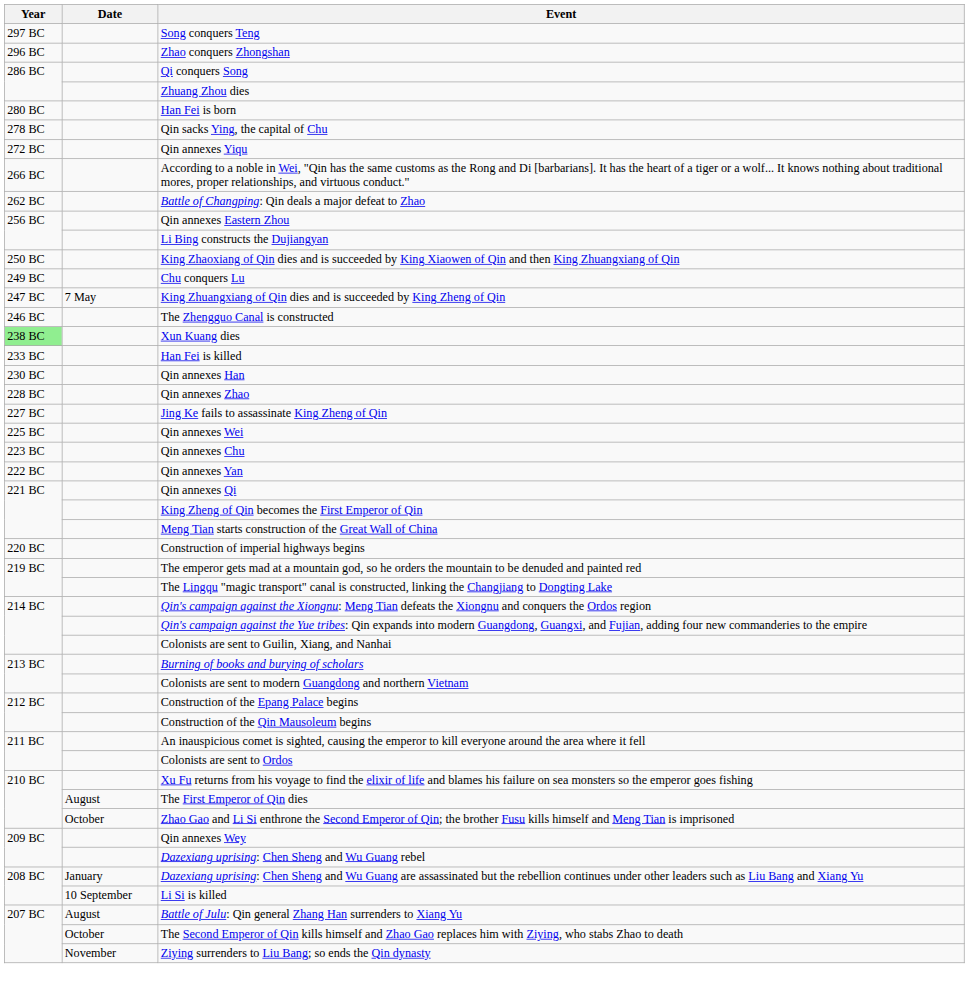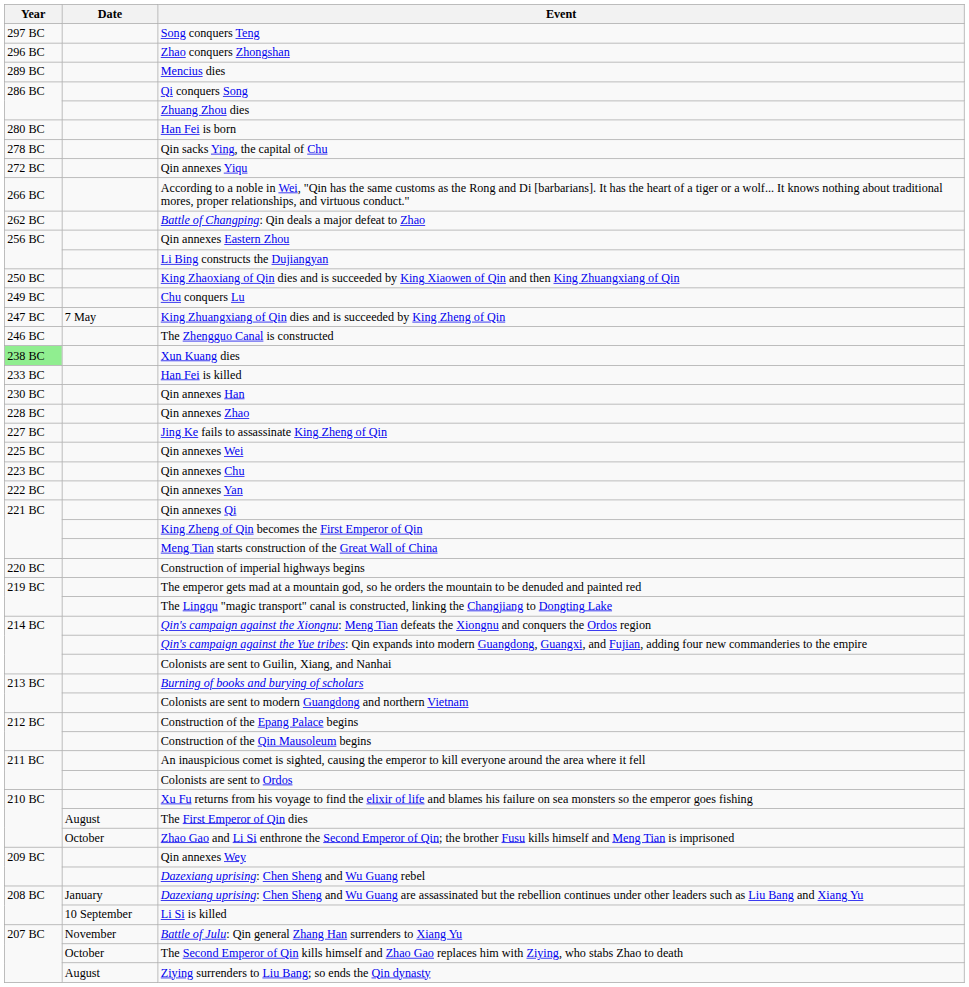+ row: (193, 71)
(82, 914) August -> (90, 934) November
(90, 953) November -> (82, 972) August
